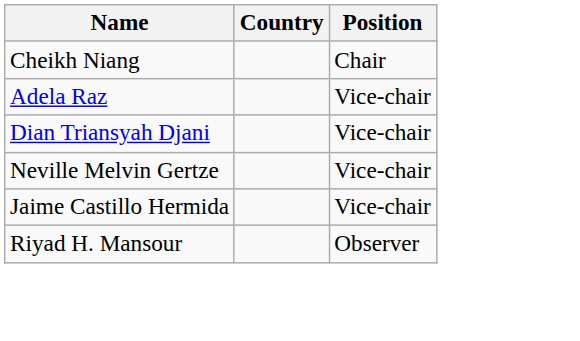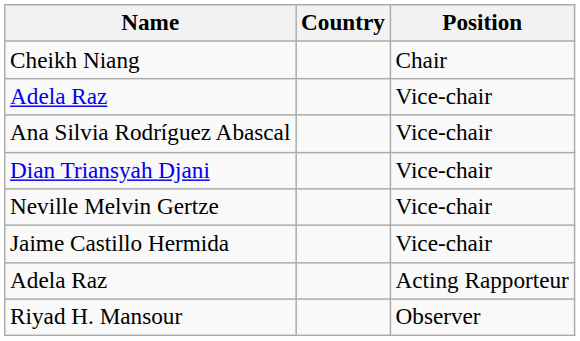+ row: (150, 133)
+ row: (59, 280)
